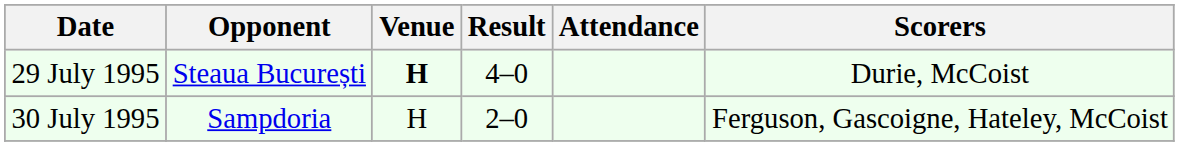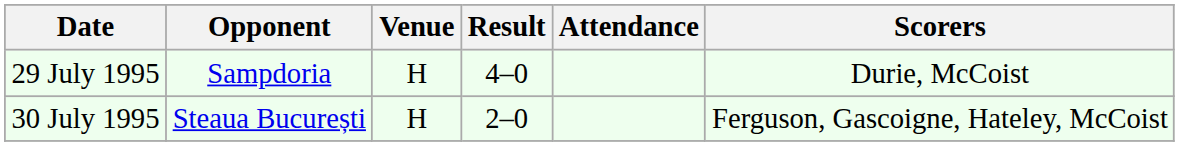(269, 72) Steaua București -> (269, 72) Sampdoria
(417, 72) bold -> (417, 72) normal
(269, 118) Sampdoria -> (269, 118) Steaua București
